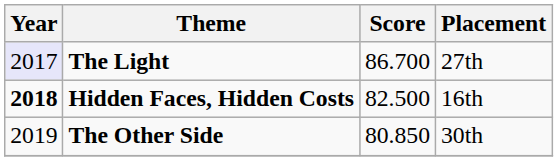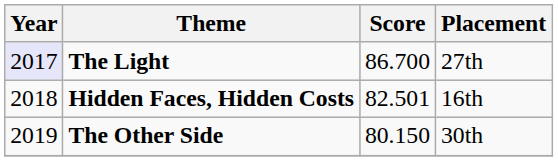(34, 98) bold -> (34, 98) normal
(397, 98) 82.500 -> (397, 98) 82.501
(397, 135) 80.850 -> (397, 135) 80.150
